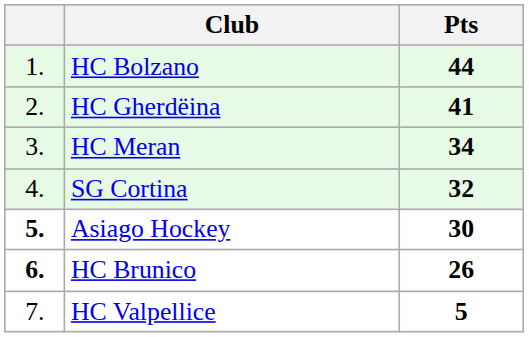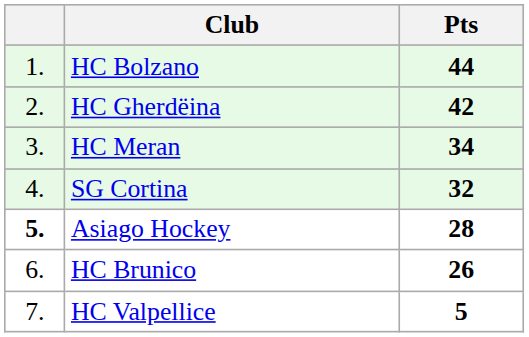(461, 106) 41 -> (461, 106) 42
(461, 229) 30 -> (461, 229) 28
(35, 270) bold -> (35, 270) normal
